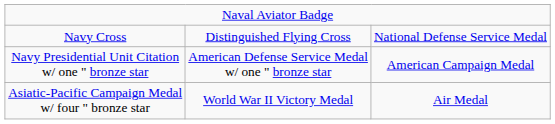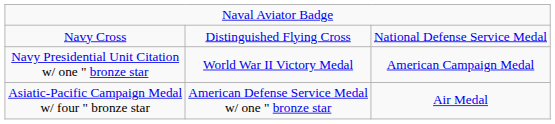(278, 64) American Defense Service Medal w/ one " bronze star -> (278, 64) World War II Victory Medal
(278, 100) World War II Victory Medal -> (278, 100) American Defense Service Medal w/ one " bronze star
